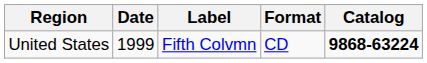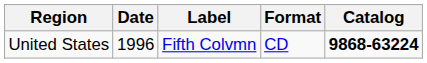(136, 44) 1999 -> (136, 44) 1996
